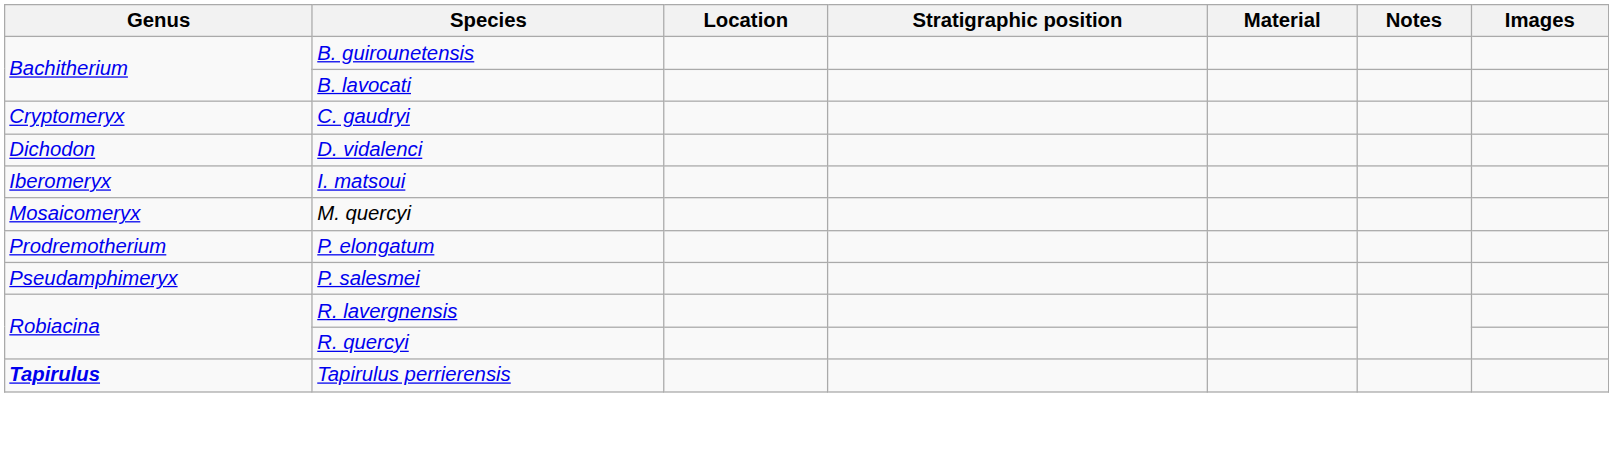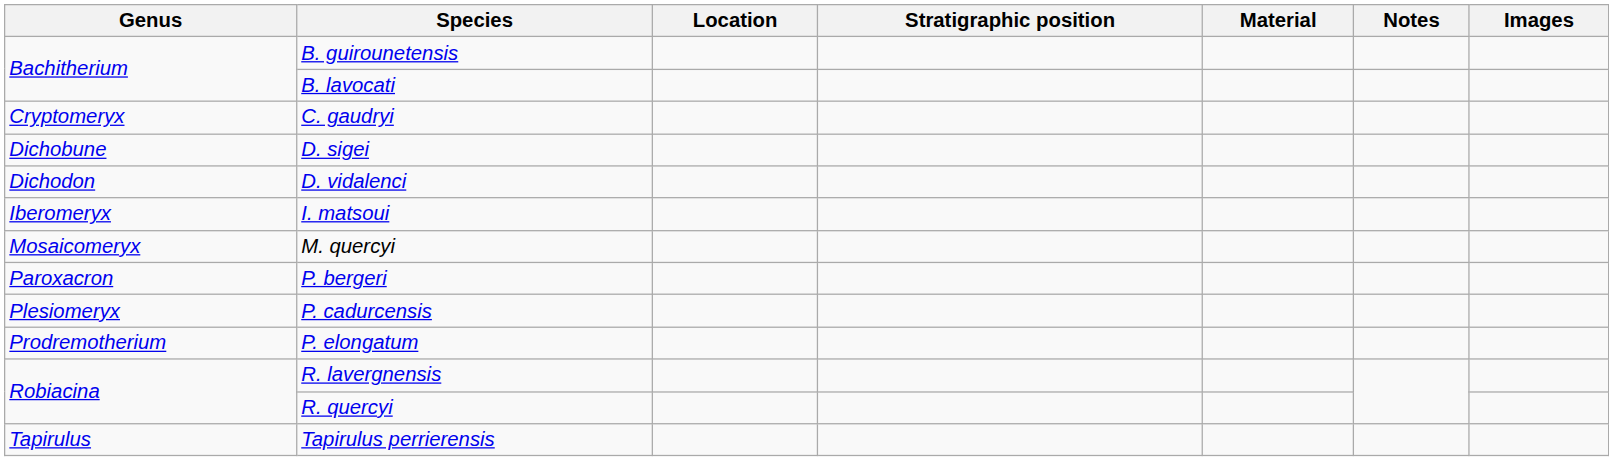+ row: (335, 149)
+ row: (344, 278)
+ row: (367, 310)
- row: (368, 278)
(55, 375) bold -> (50, 439) normal
